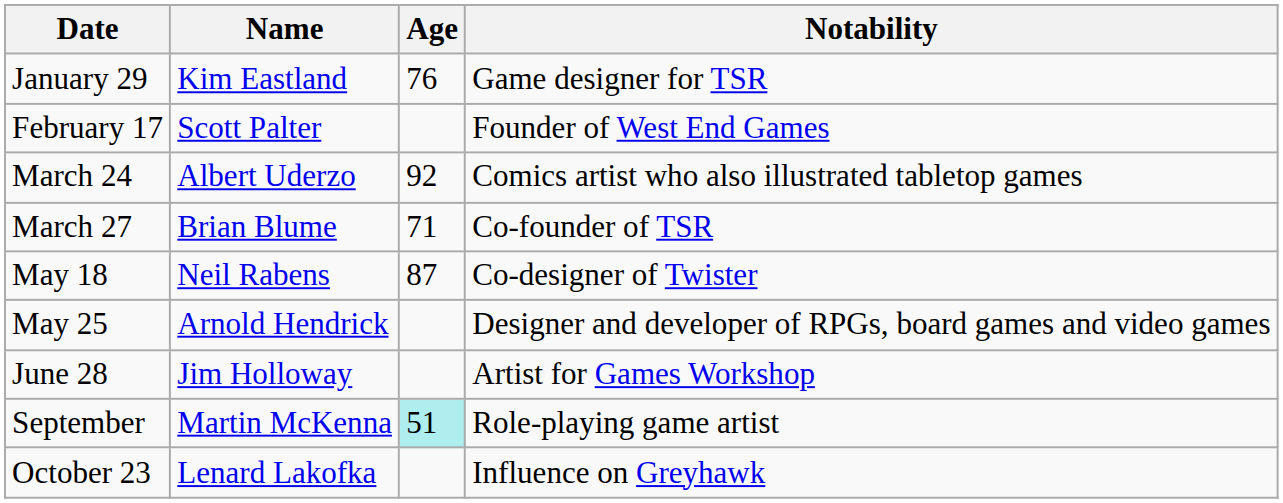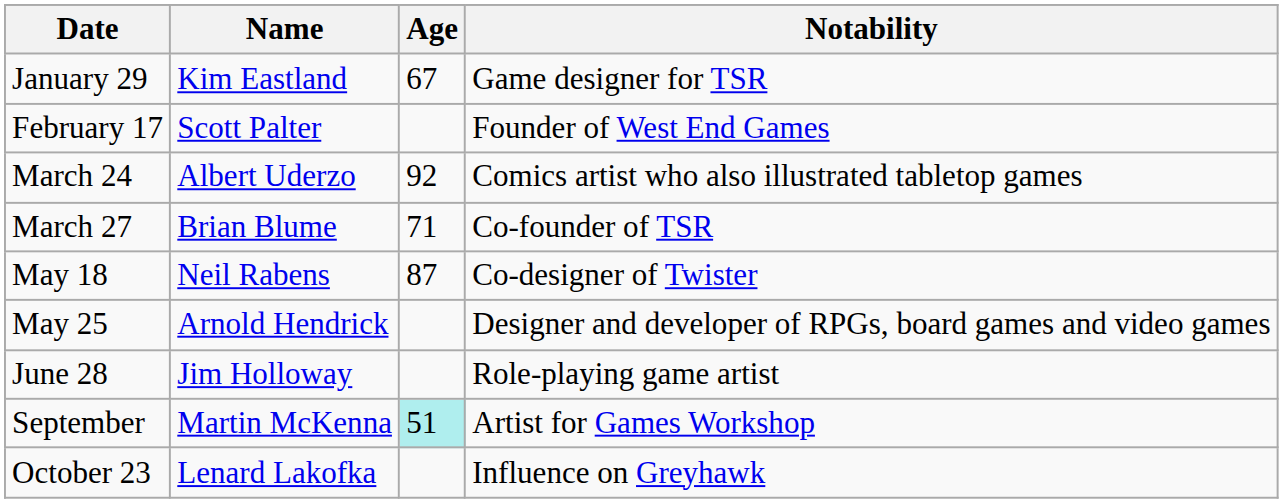(422, 78) 76 -> (422, 78) 67
(644, 373) Artist for Games Workshop -> (626, 373) Role-playing game artist
(626, 422) Role-playing game artist -> (644, 422) Artist for Games Workshop
